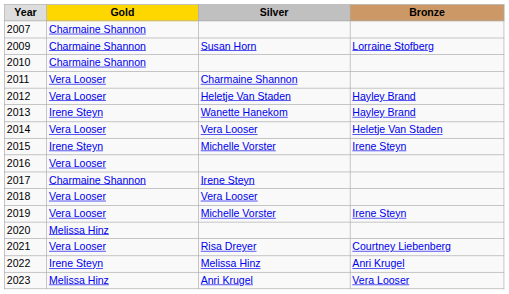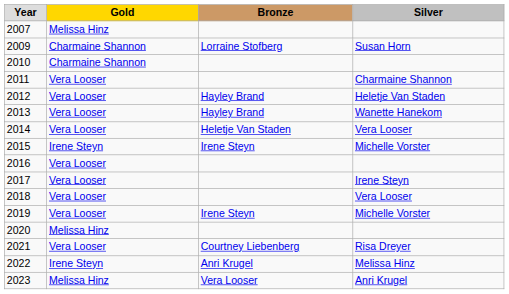columns swapped: (274, 12) <-> (427, 12)
(97, 29) Charmaine Shannon -> (79, 29) Melissa Hinz
(76, 113) Irene Steyn -> (78, 113) Vera Looser
(97, 180) Charmaine Shannon -> (78, 180) Vera Looser
